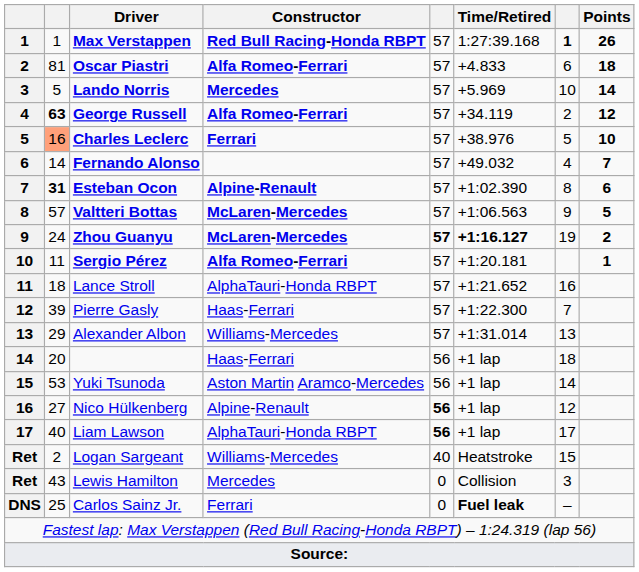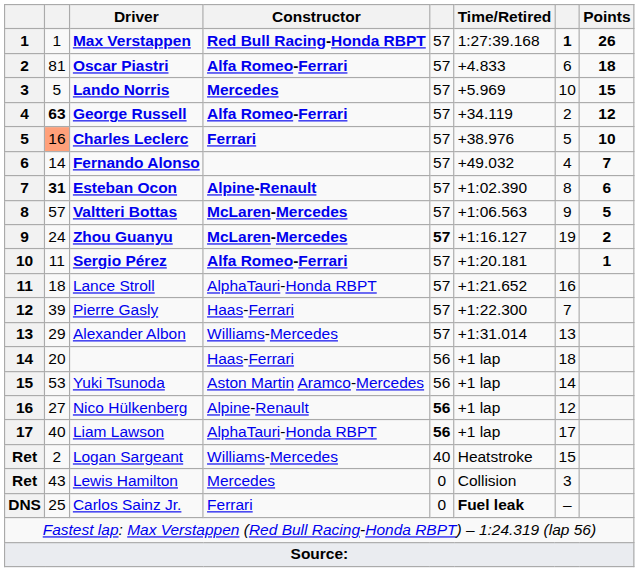(607, 90) 14 -> (607, 90) 15
(493, 236) bold -> (492, 236) normal
